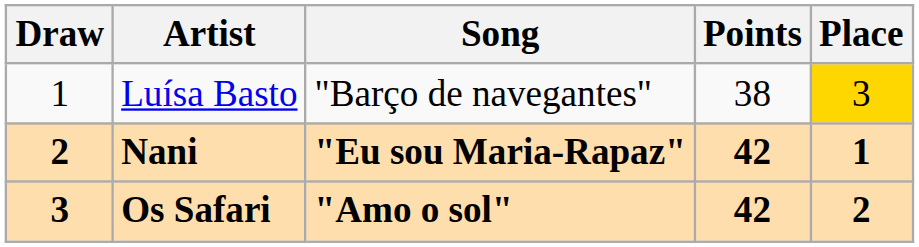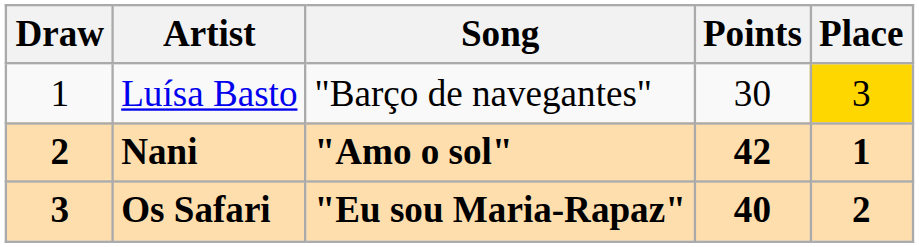(752, 92) 38 -> (752, 92) 30
(500, 151) "Eu sou Maria-Rapaz" -> (414, 151) "Amo o sol"
(414, 210) "Amo o sol" -> (500, 210) "Eu sou Maria-Rapaz"
(752, 210) 42 -> (752, 210) 40
